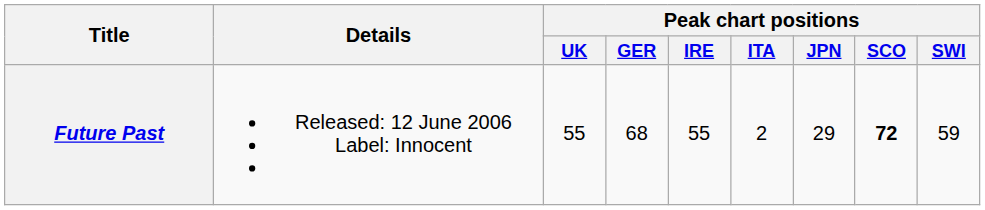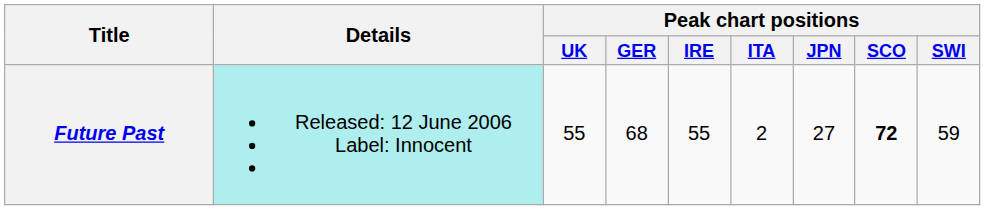(378, 146) no background -> (378, 146) paleturquoise background
(824, 134) 29 -> (824, 134) 27
